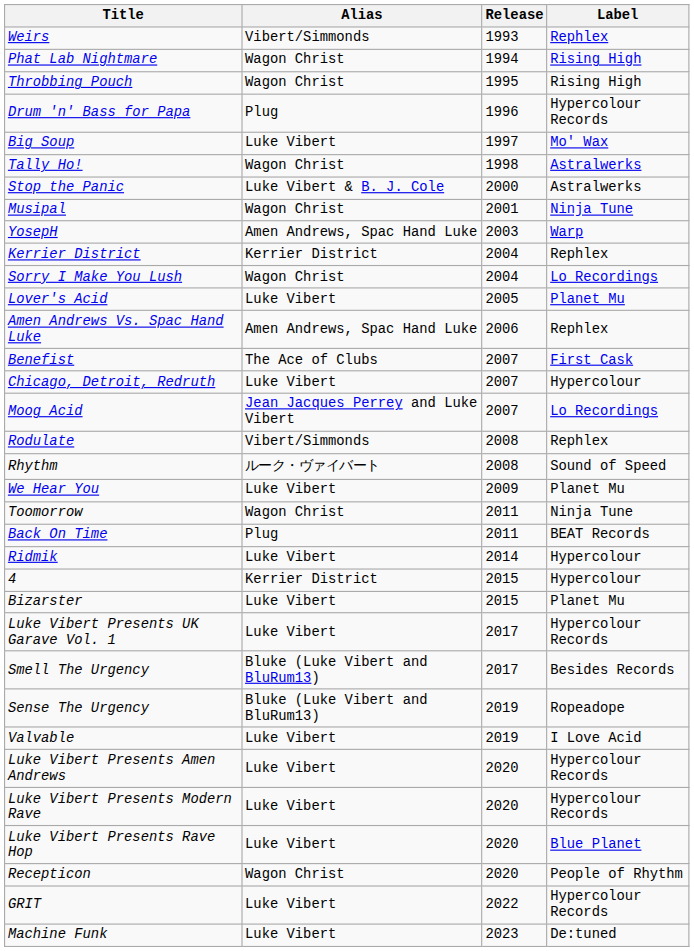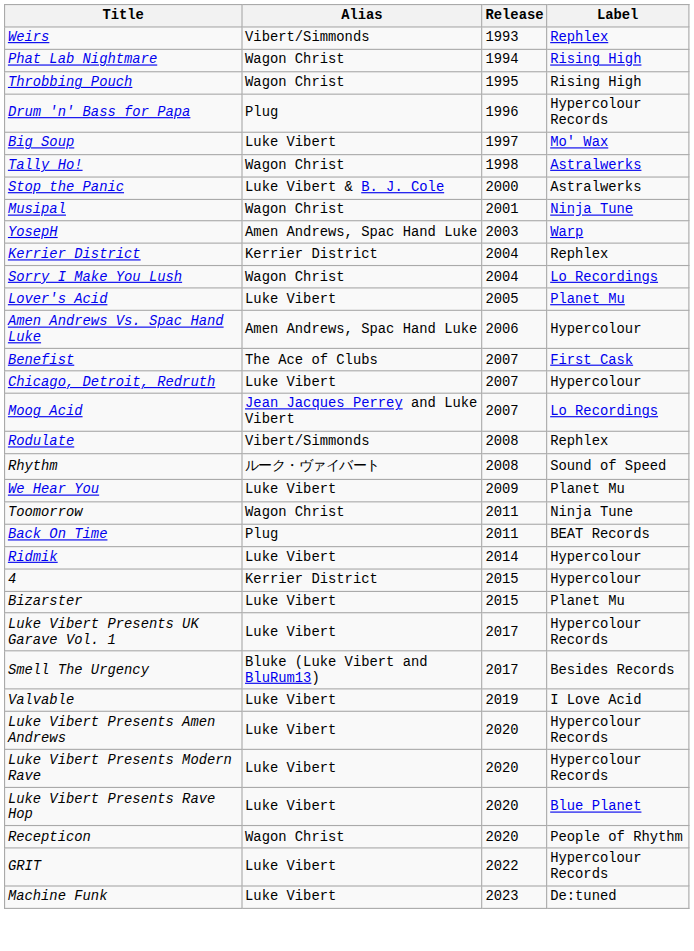(579, 330) Rephlex -> (596, 330) Hypercolour
- row: (78, 709)
